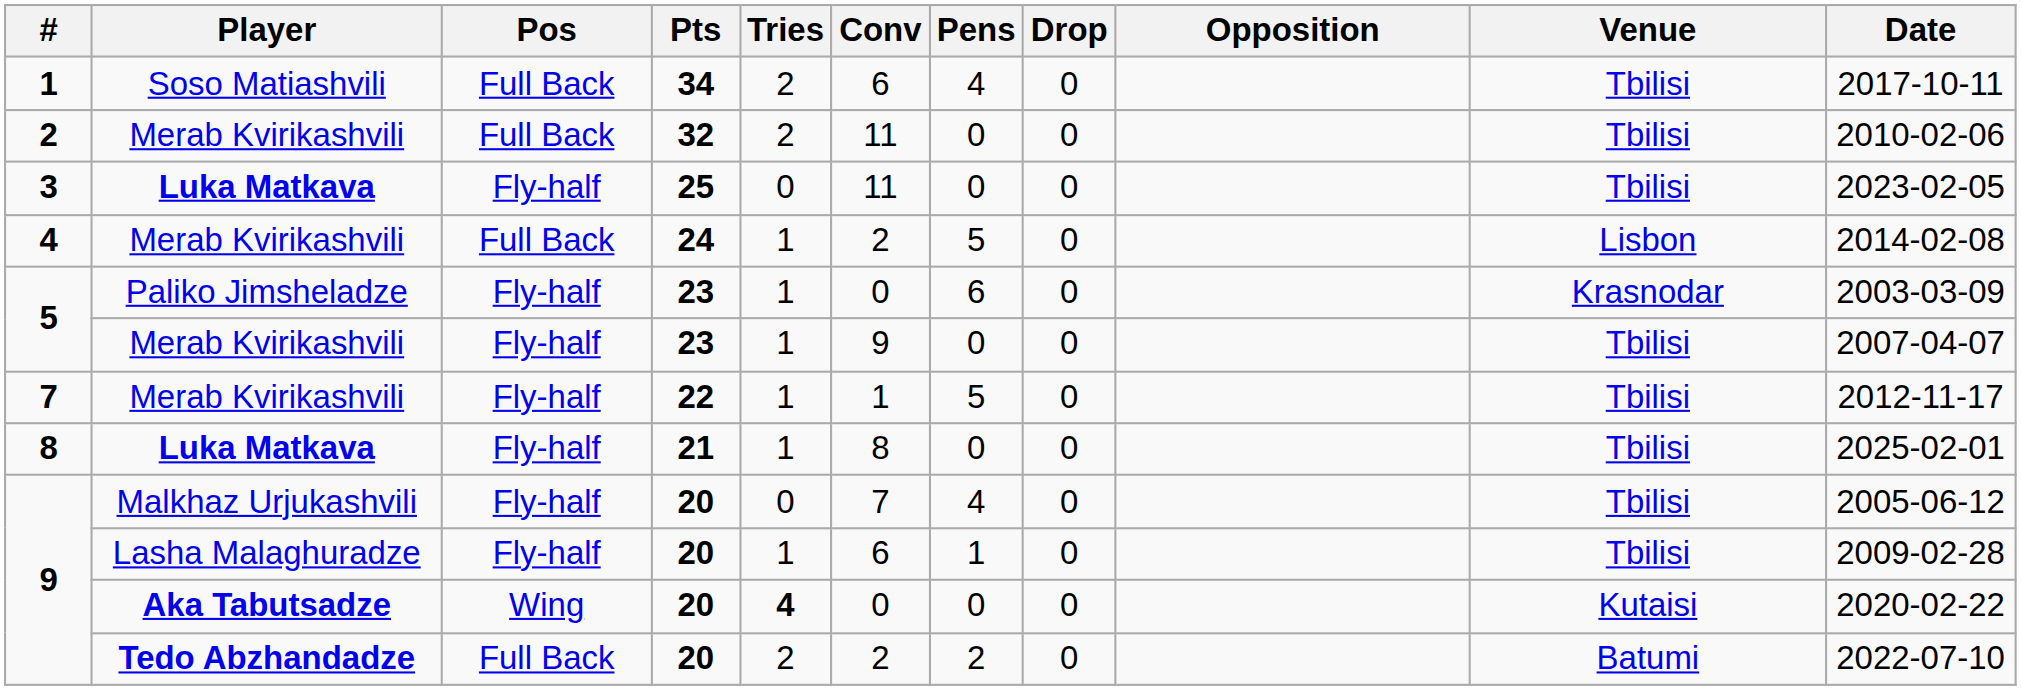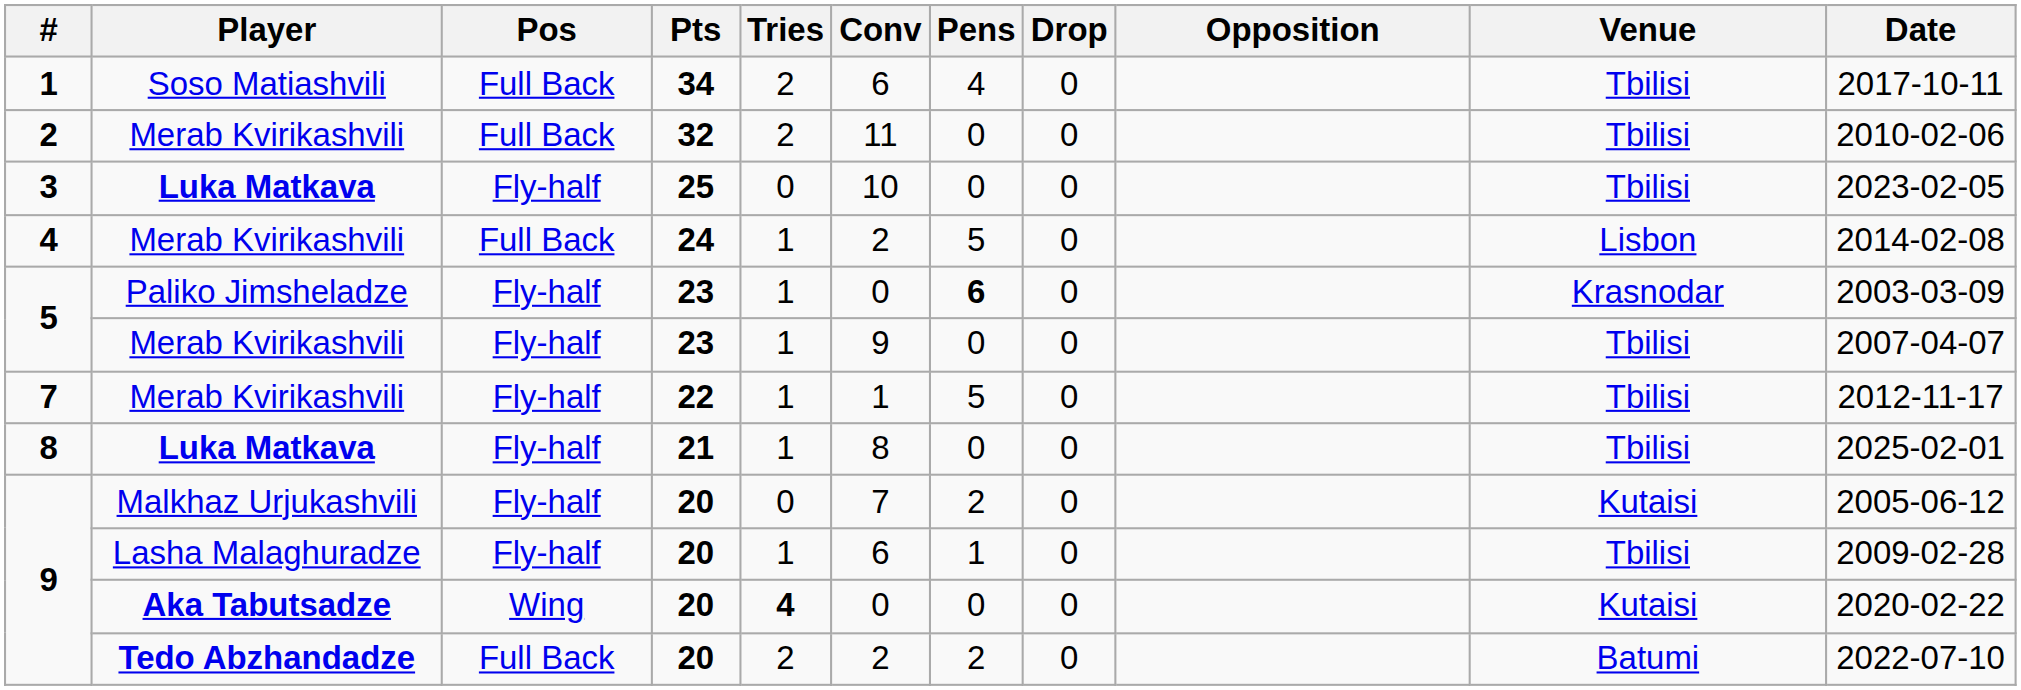(880, 187) 11 -> (880, 187) 10
(976, 291) normal -> (976, 291) bold
(976, 501) 4 -> (976, 501) 2
(1648, 501) Tbilisi -> (1648, 501) Kutaisi
